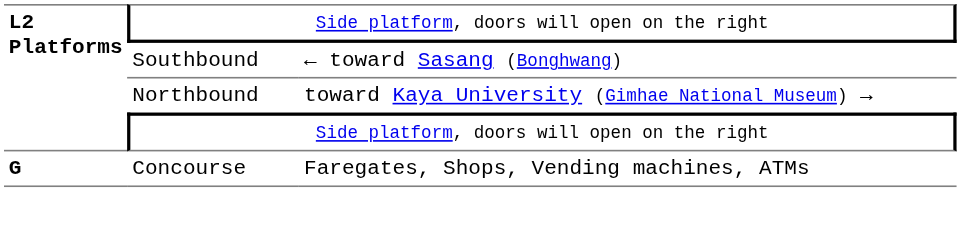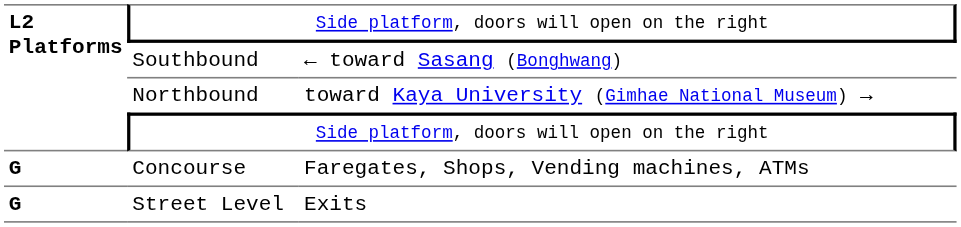+ row: (208, 204)
